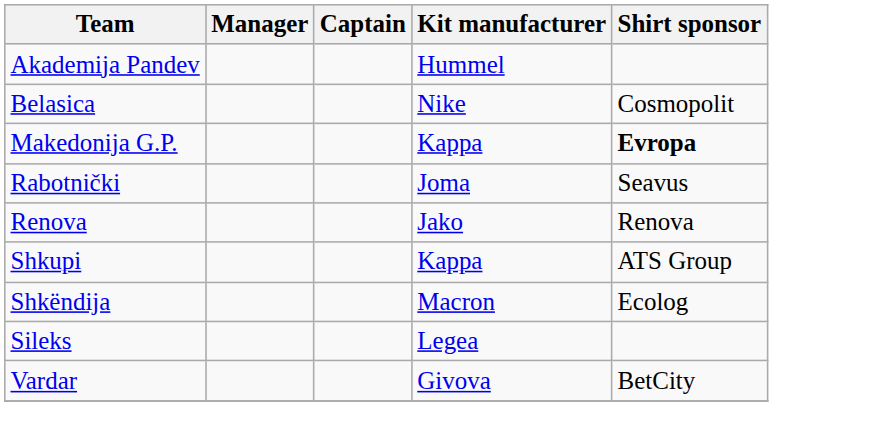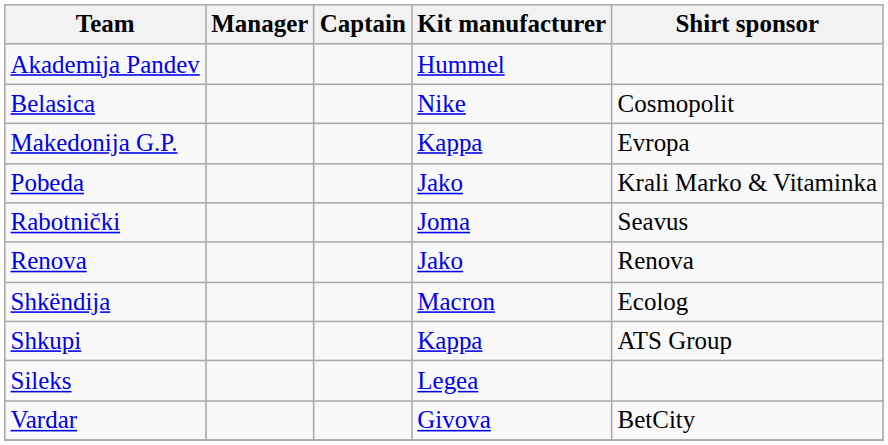(657, 143) bold -> (654, 143) normal
+ row: (47, 182)
rows swapped: (60, 301) <-> (46, 261)
